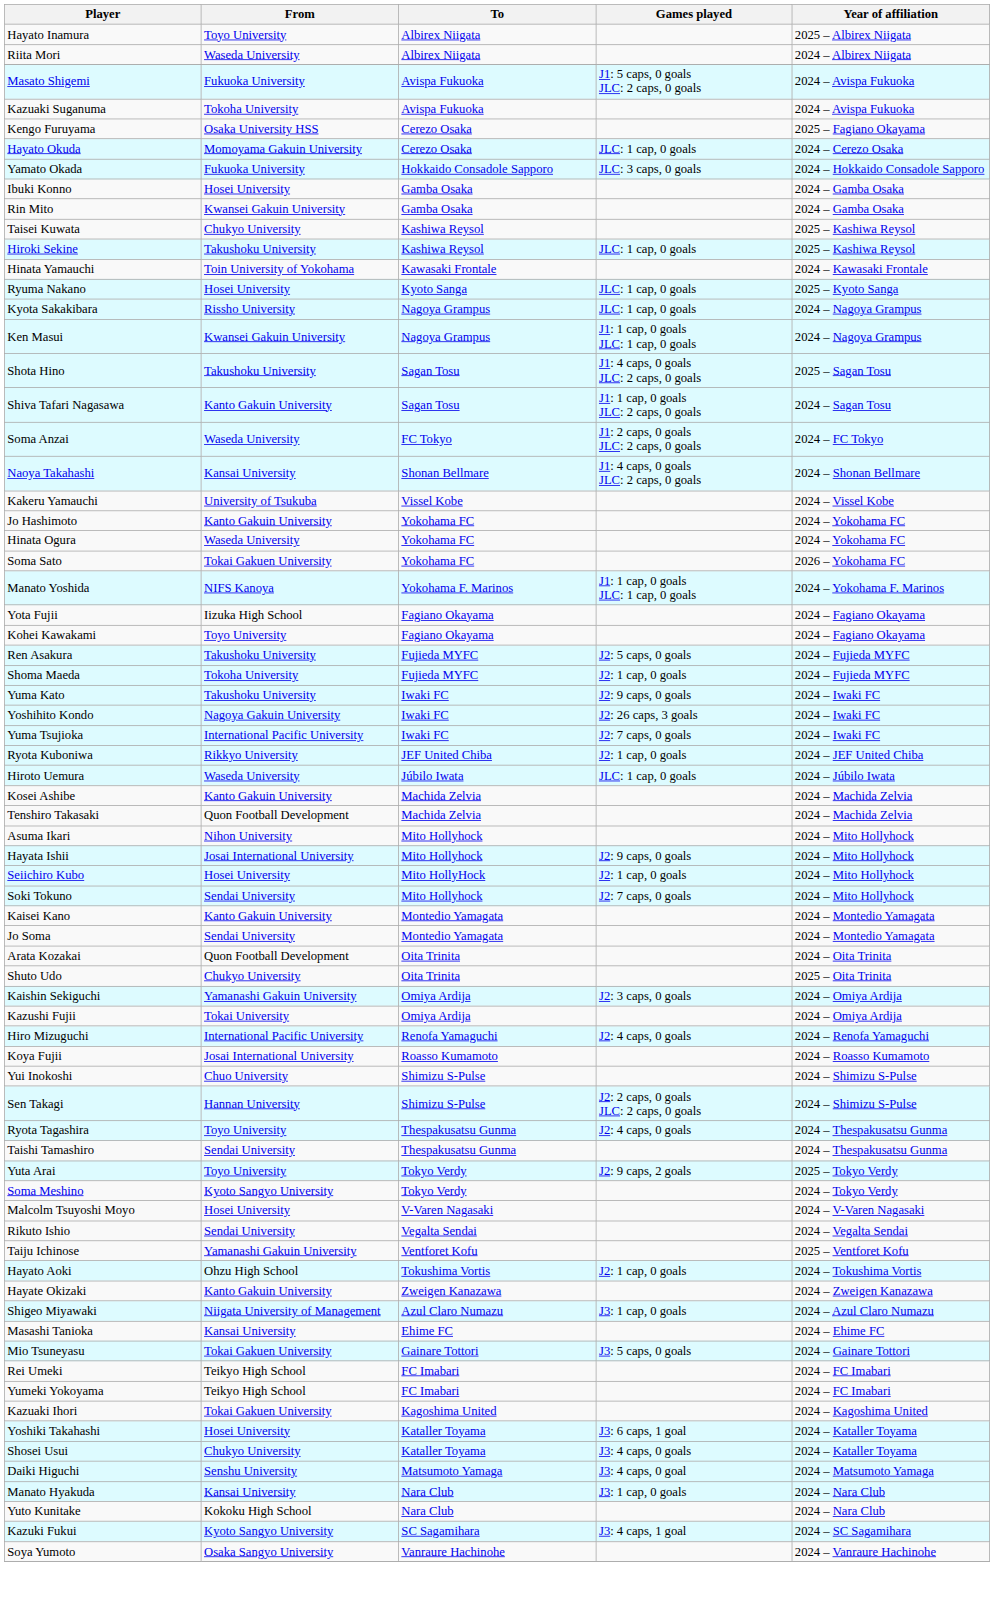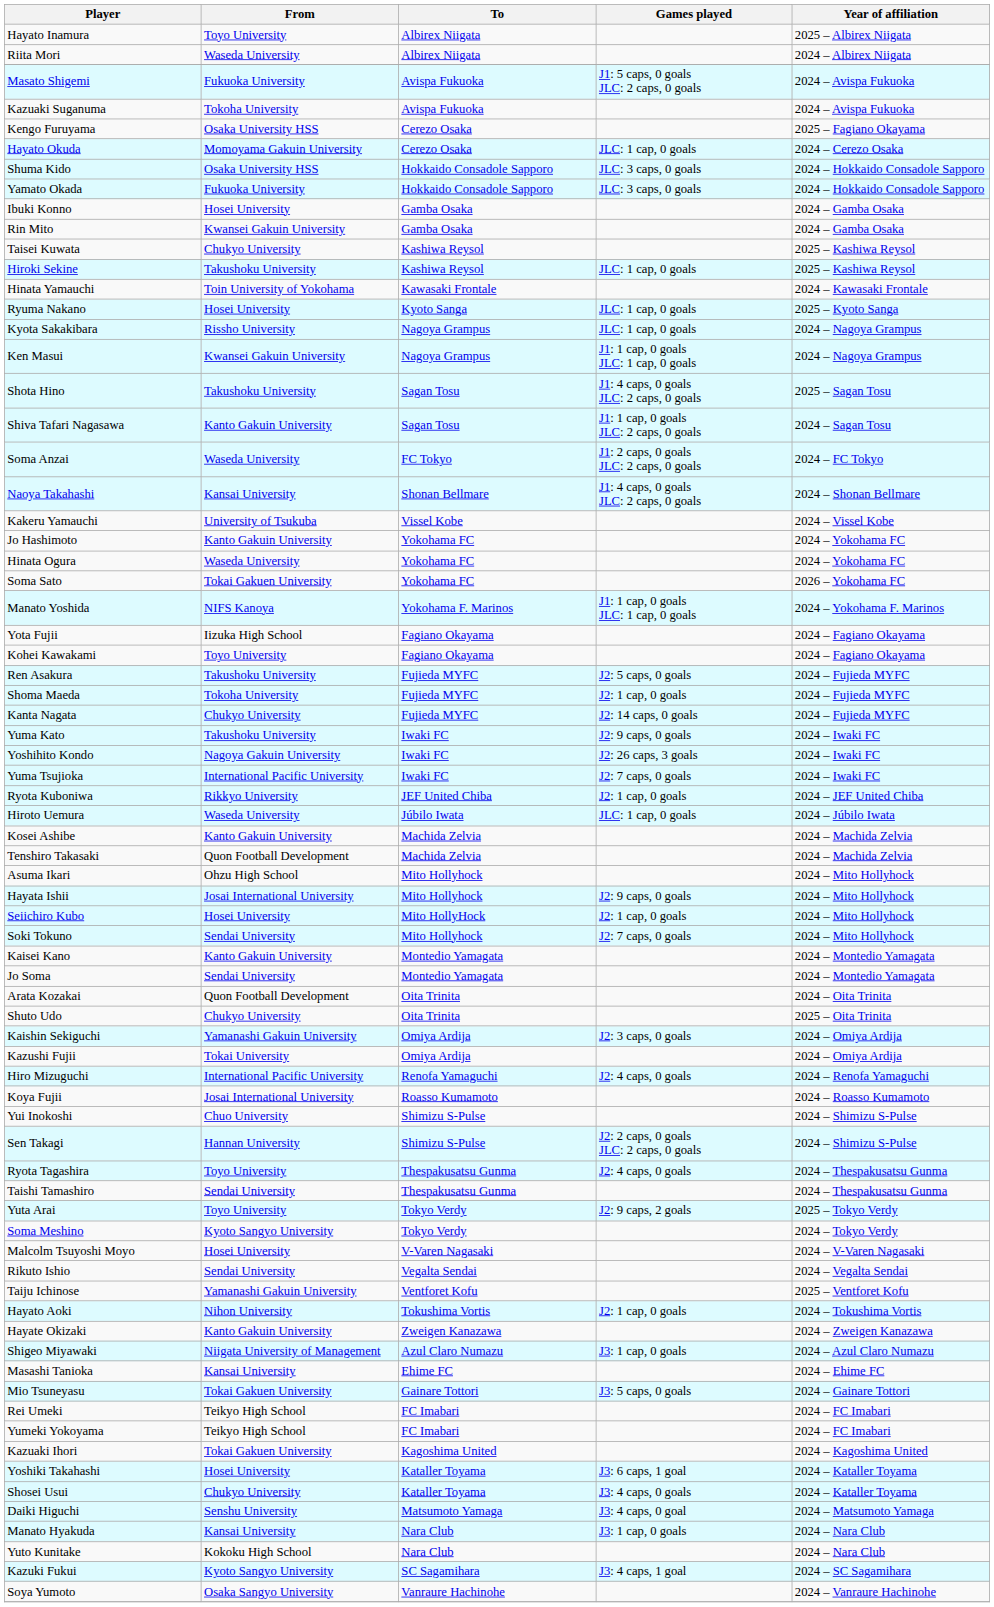+ row: (39, 169)
+ row: (42, 715)
(248, 835) Nihon University -> (251, 875) Ohzu High School
(251, 1270) Ohzu High School -> (248, 1311) Nihon University
